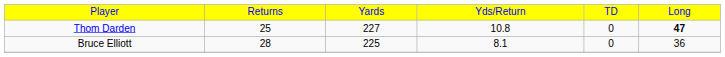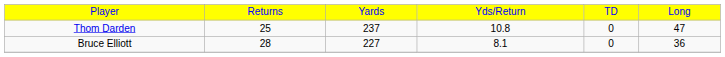(371, 28) 227 -> (371, 28) 237
(679, 28) bold -> (679, 28) normal
(371, 44) 225 -> (371, 44) 227
